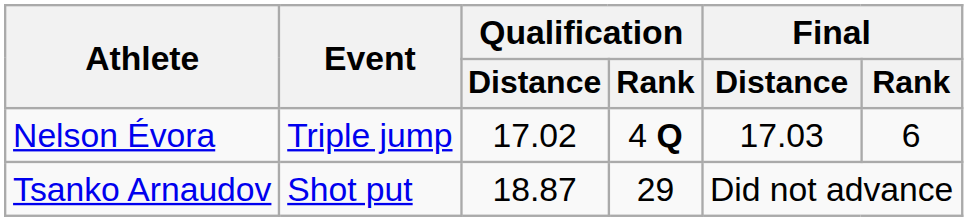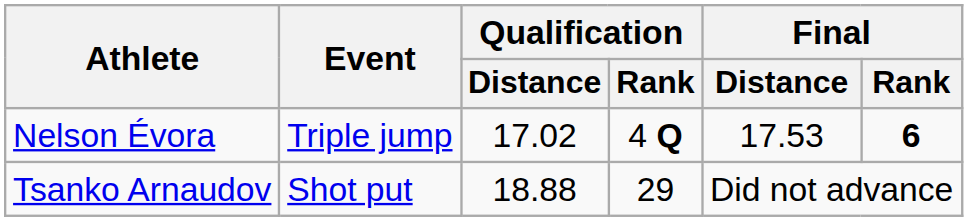(782, 136) 17.03 -> (782, 136) 17.53
(911, 136) normal -> (911, 136) bold
(535, 189) 18.87 -> (535, 189) 18.88
